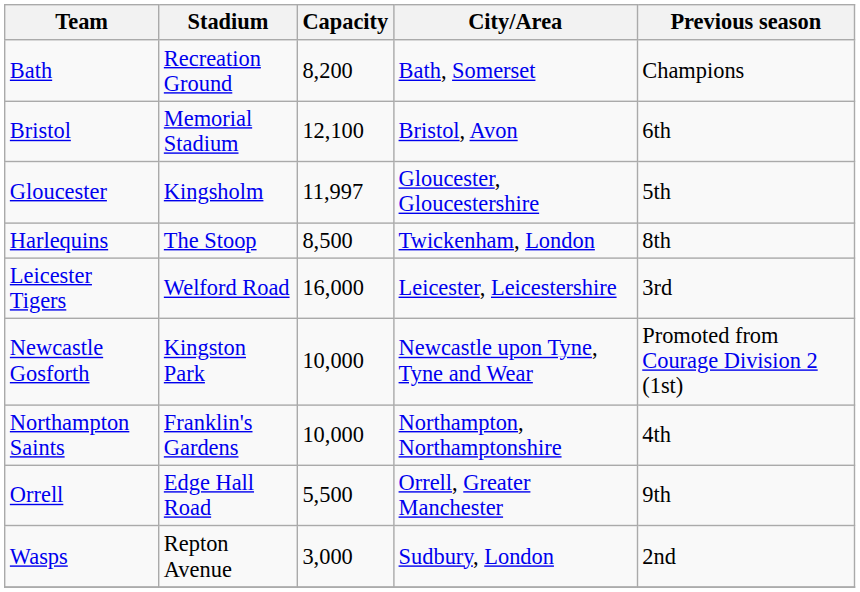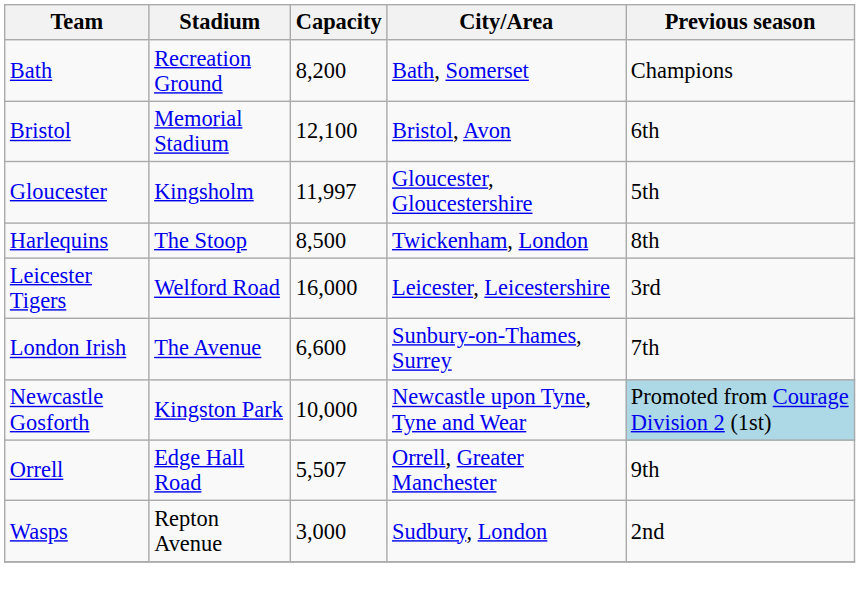+ row: (68, 348)
(730, 361) no background -> (740, 409) lightblue background
- row: (70, 434)
(328, 495) 5,500 -> (321, 470) 5,507
